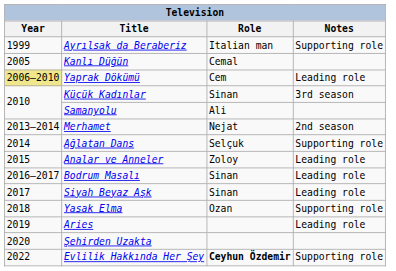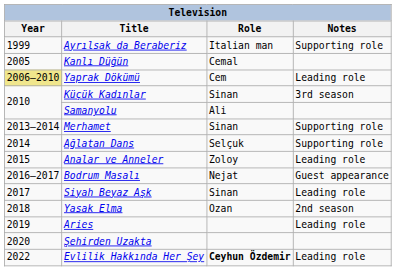(224, 126) Nejat -> (224, 126) Sinan
(325, 126) 2nd season -> (339, 126) Supporting role
(224, 175) Sinan -> (224, 175) Nejat
(330, 175) Leading role -> (342, 175) Guest appearance
(339, 208) Supporting role -> (325, 208) 2nd season
(339, 257) Supporting role -> (330, 257) Leading role
